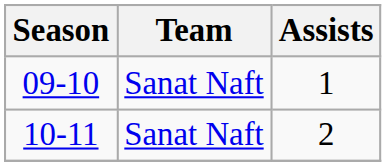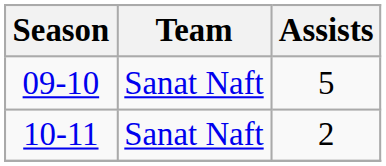(326, 82) 1 -> (326, 82) 5
